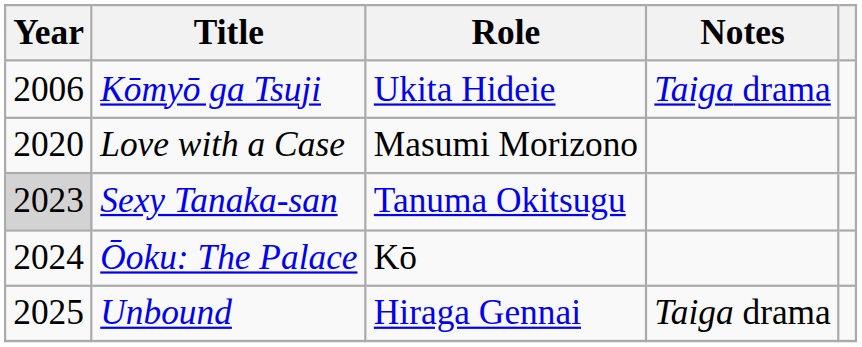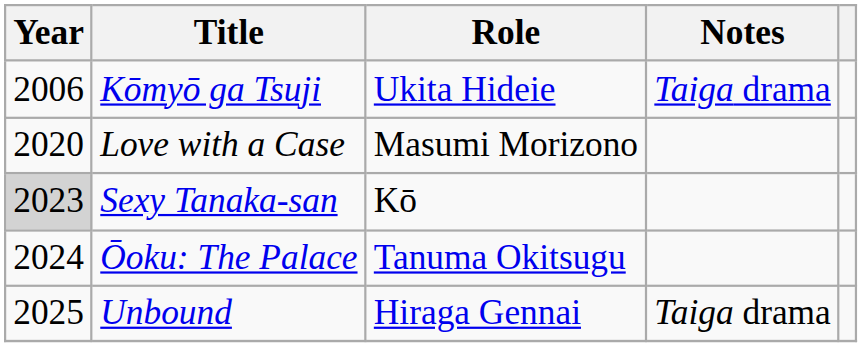(500, 200) Tanuma Okitsugu -> (395, 200) Kō
(395, 256) Kō -> (500, 256) Tanuma Okitsugu
